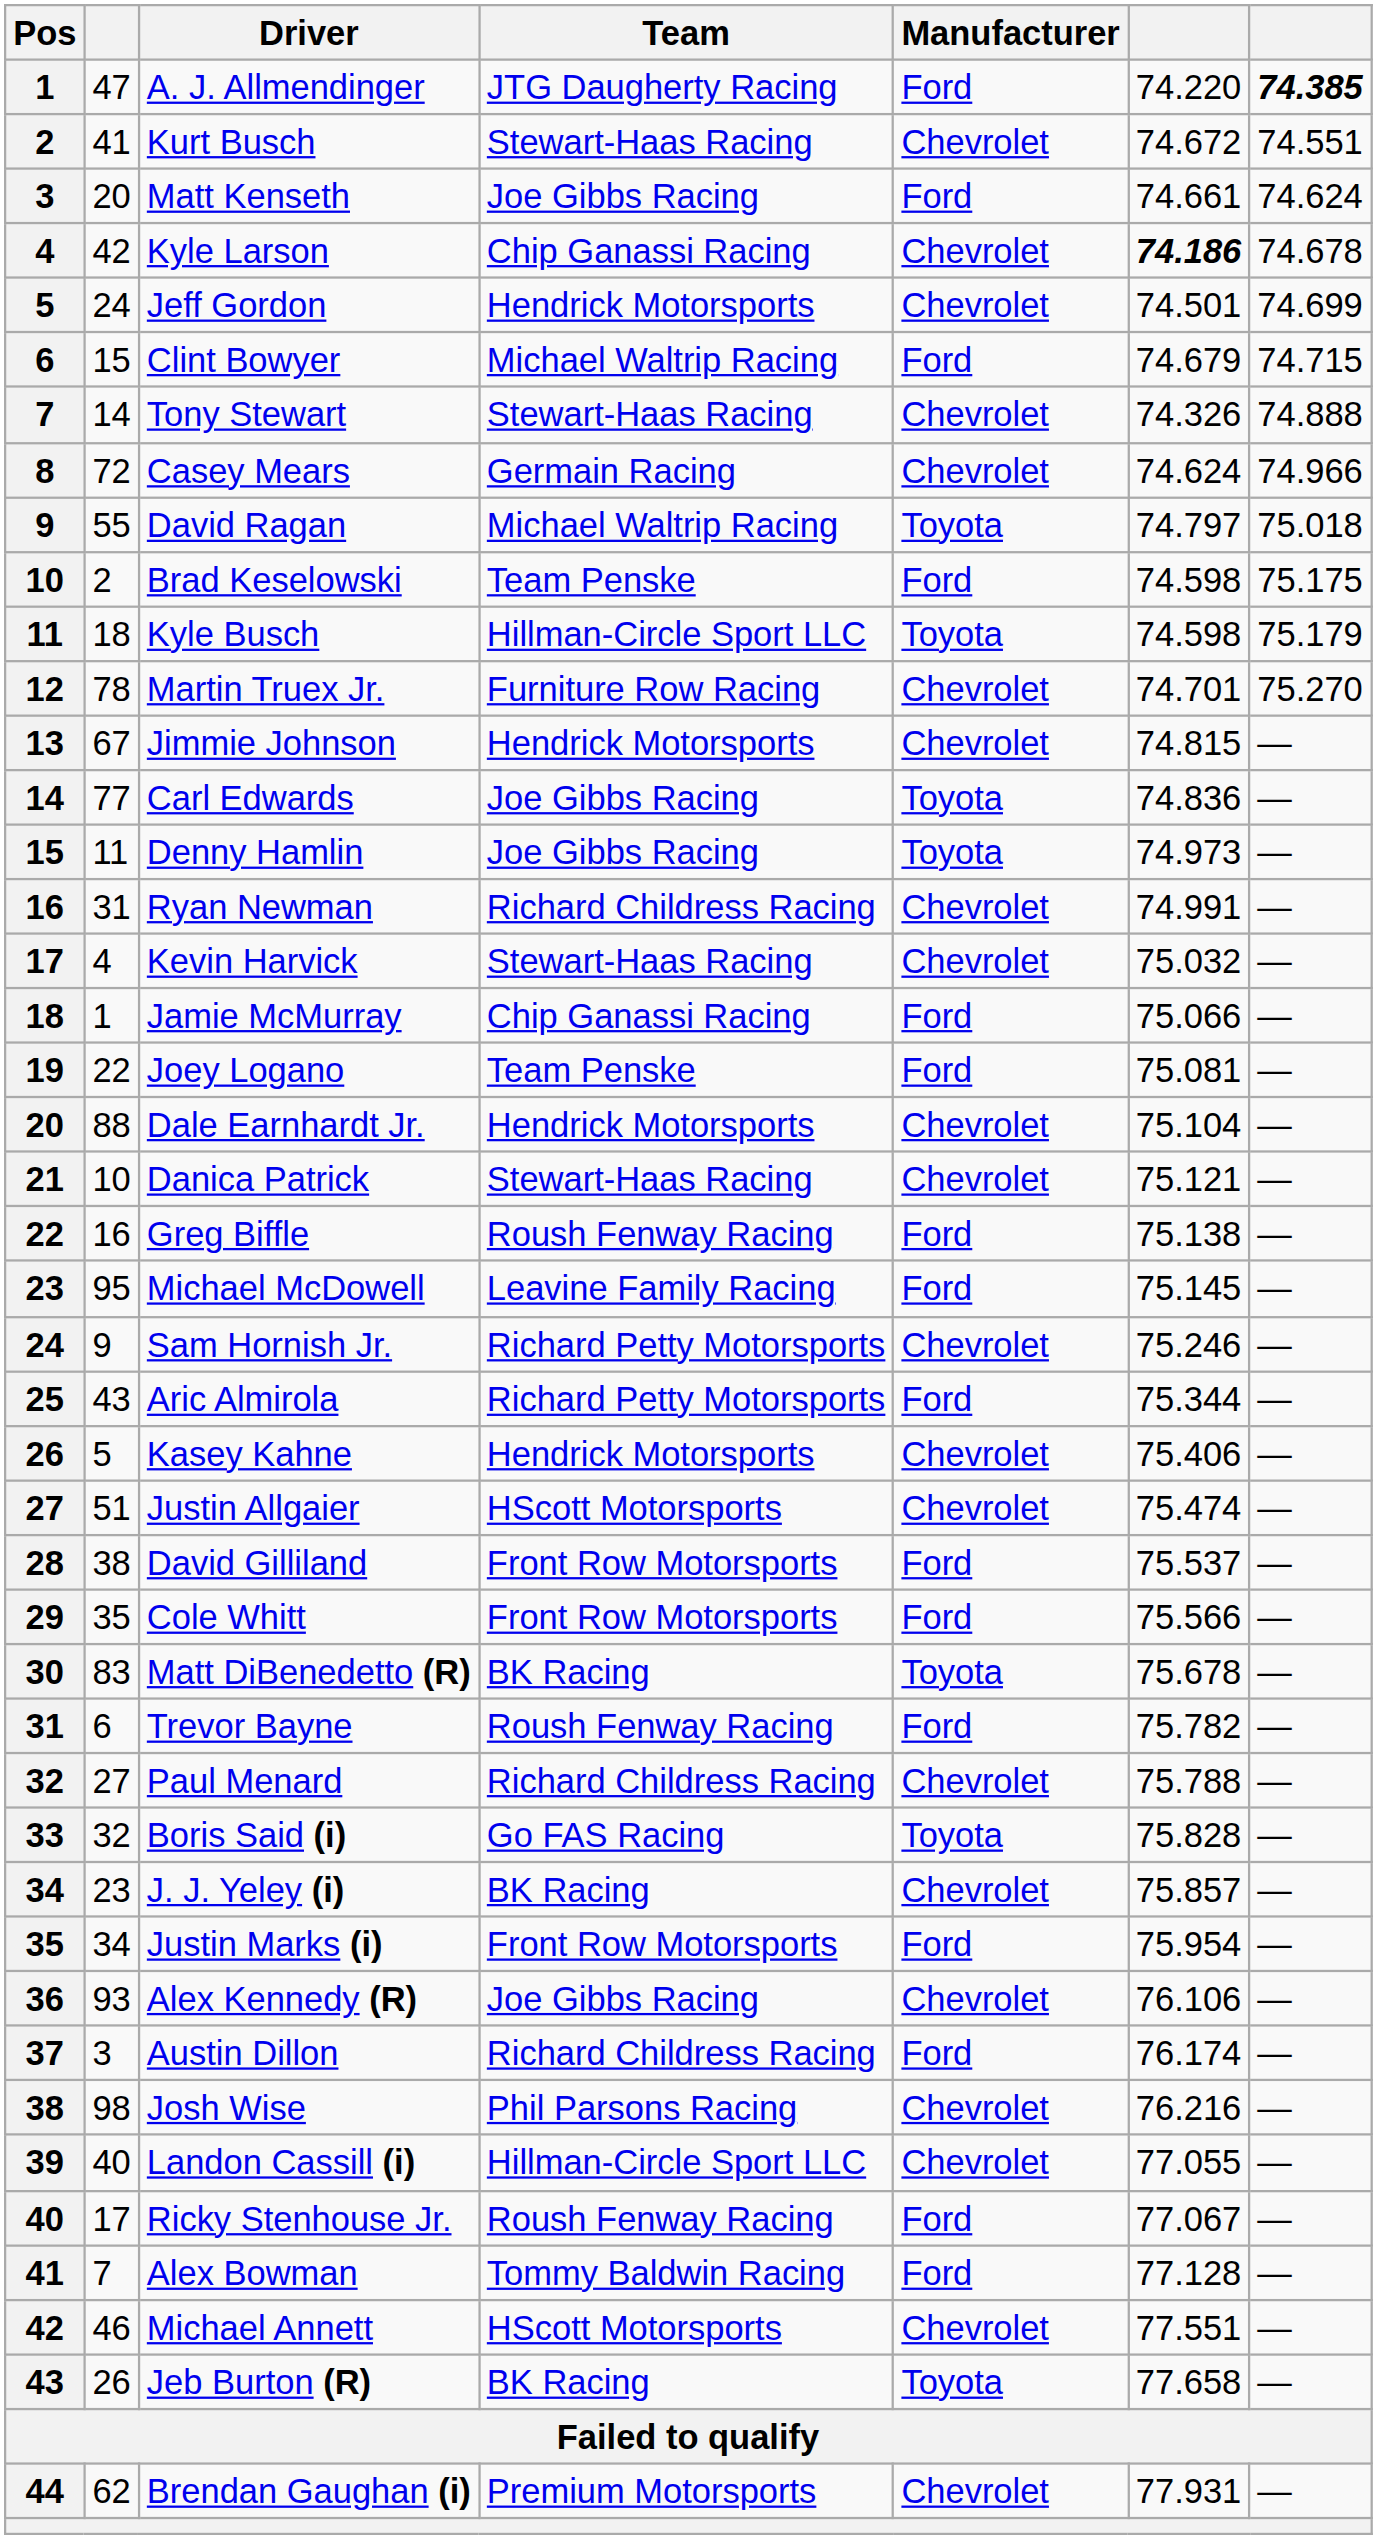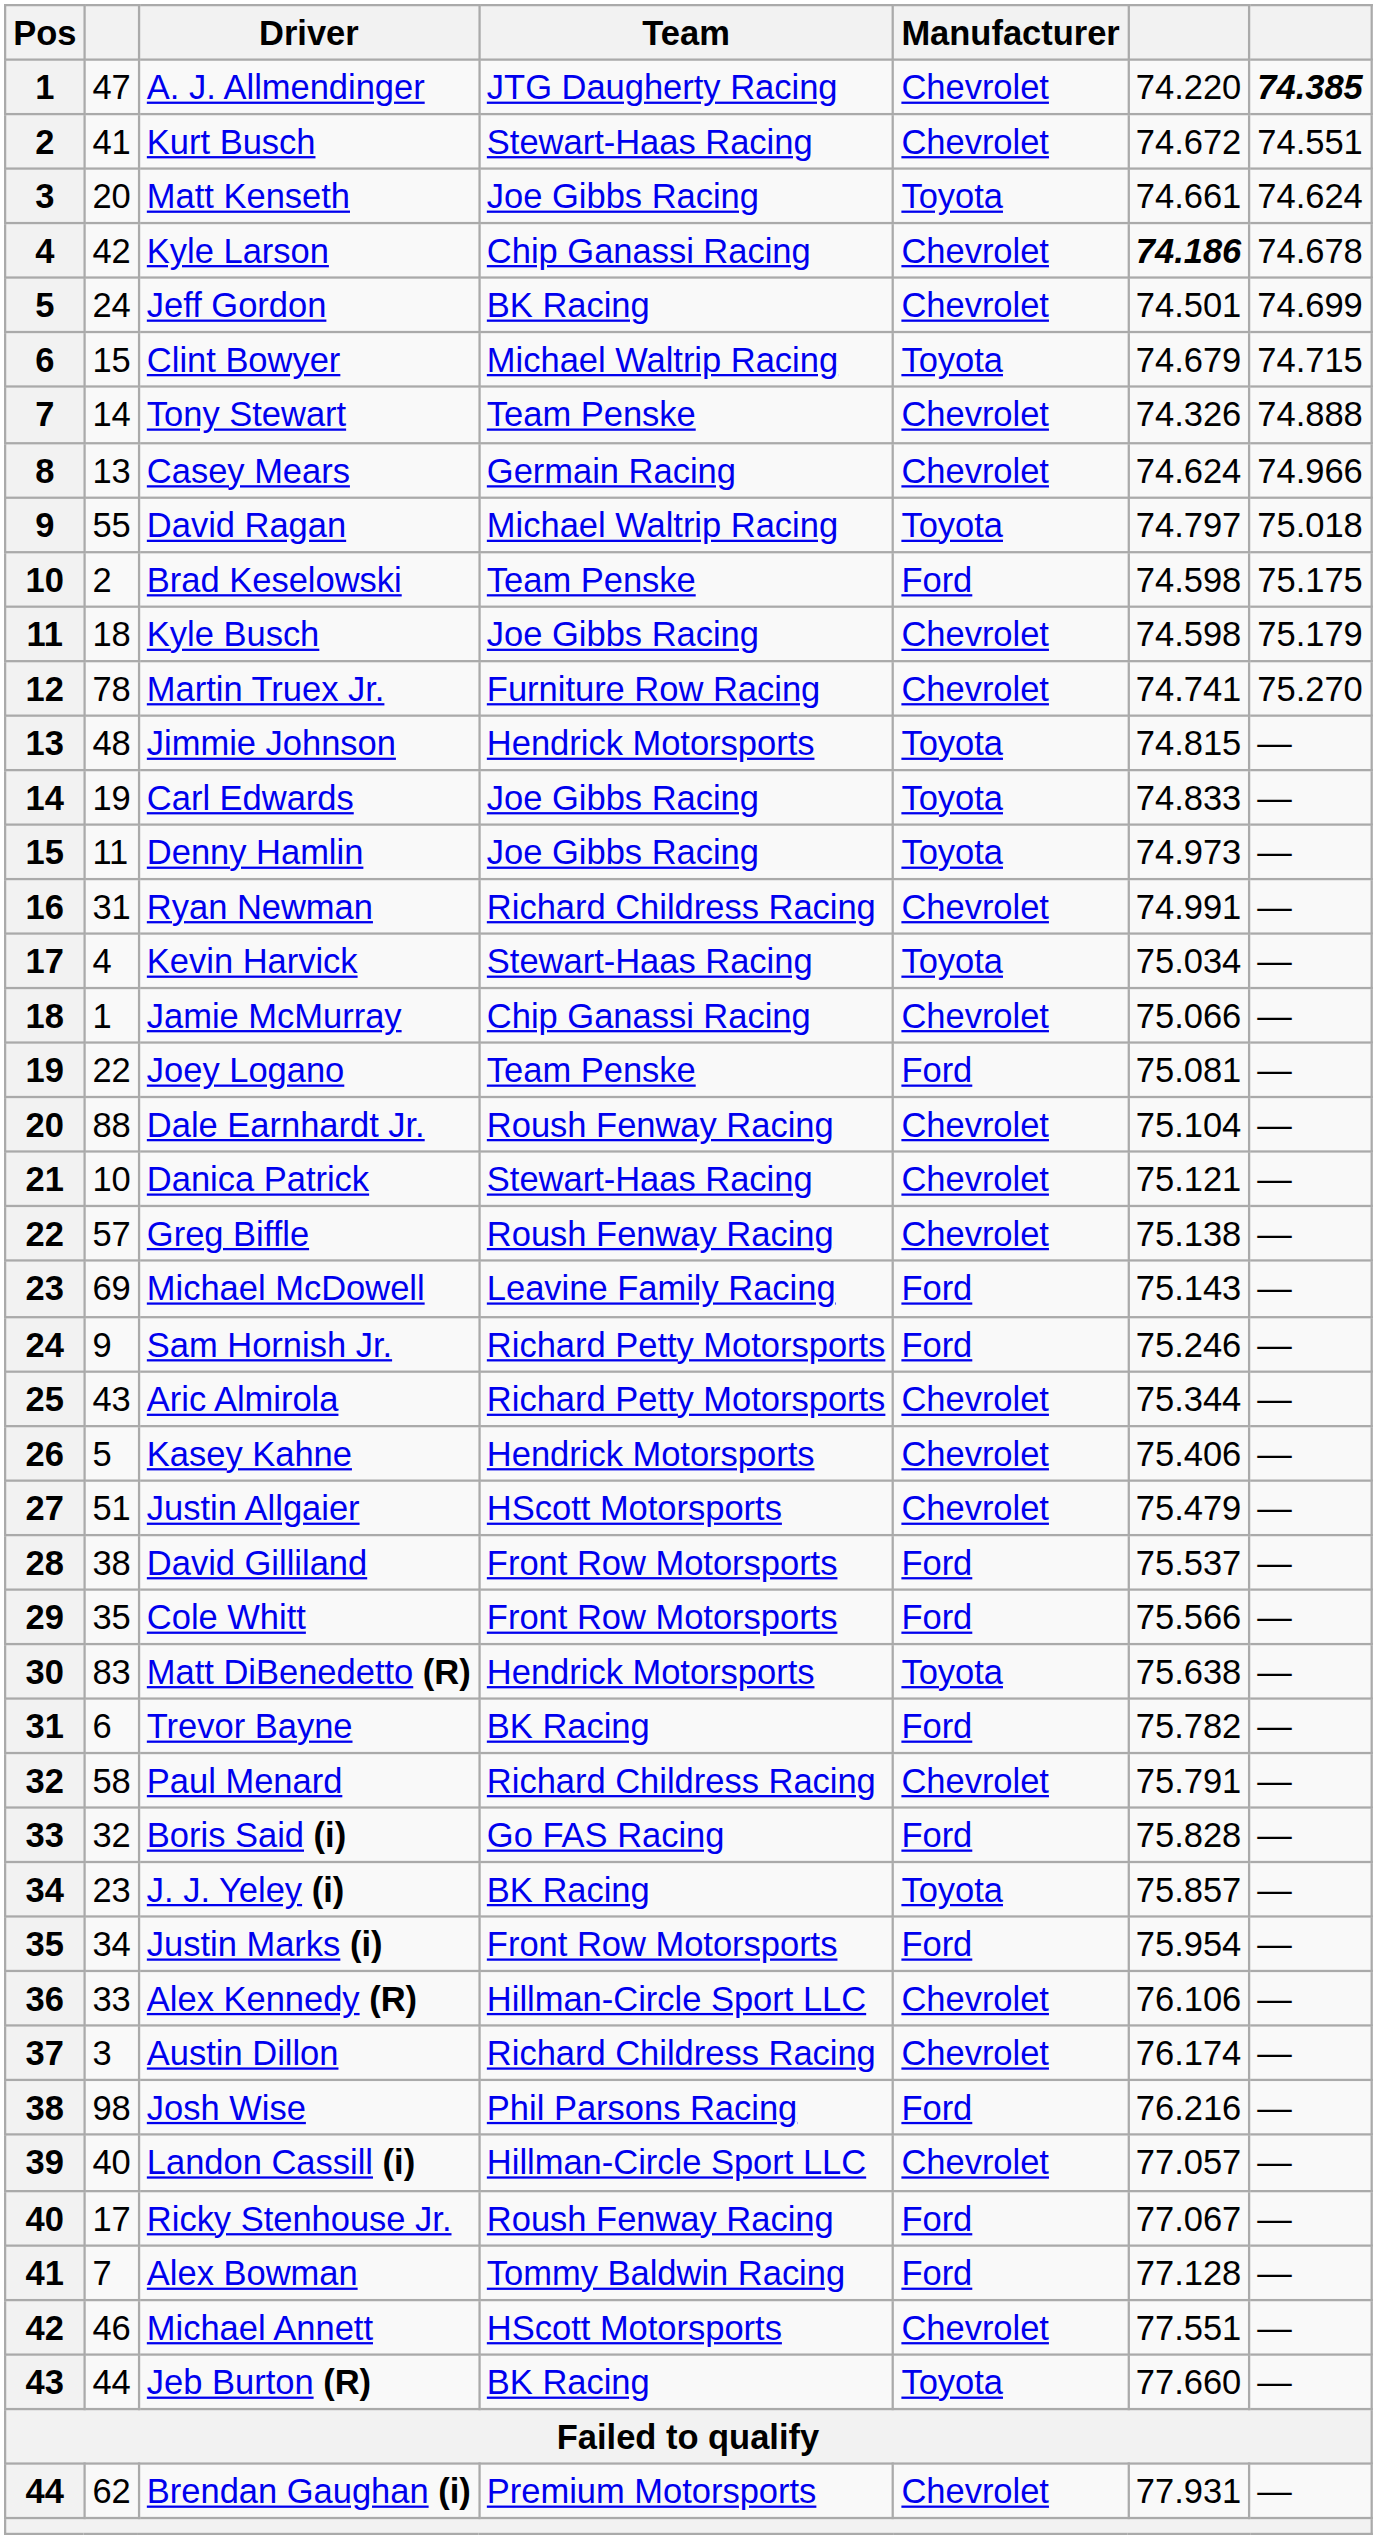(937, 87) Ford -> (975, 87) Chevrolet
(937, 196) Ford -> (952, 196) Toyota
(651, 306) Hendrick Motorsports -> (568, 306) BK Racing
(937, 360) Ford -> (952, 360) Toyota
(650, 415) Stewart-Haas Racing -> (591, 415) Team Penske
(112, 470) 72 -> (112, 470) 13
(677, 633) Hillman-Circle Sport LLC -> (623, 633) Joe Gibbs Racing
(952, 633) Toyota -> (975, 633) Chevrolet
(1189, 688) 74.701 -> (1189, 688) 74.741
(112, 743) 67 -> (112, 743) 48
(975, 743) Chevrolet -> (952, 743) Toyota
(112, 797) 77 -> (112, 797) 19
(1189, 797) 74.836 -> (1189, 797) 74.833
(975, 961) Chevrolet -> (952, 961) Toyota
(1189, 961) 75.032 -> (1189, 961) 75.034
(937, 1016) Ford -> (975, 1016) Chevrolet
(651, 1125) Hendrick Motorsports -> (660, 1125) Roush Fenway Racing
(112, 1234) 16 -> (112, 1234) 57
(937, 1234) Ford -> (975, 1234) Chevrolet
(112, 1289) 95 -> (112, 1289) 69
(1189, 1289) 75.145 -> (1189, 1289) 75.143
(975, 1344) Chevrolet -> (937, 1344) Ford
(937, 1398) Ford -> (975, 1398) Chevrolet
(1189, 1507) 75.474 -> (1189, 1507) 75.479
(568, 1671) BK Racing -> (651, 1671) Hendrick Motorsports
(1189, 1671) 75.678 -> (1189, 1671) 75.638
(660, 1726) Roush Fenway Racing -> (568, 1726) BK Racing
(112, 1781) 27 -> (112, 1781) 58
(1189, 1781) 75.788 -> (1189, 1781) 75.791
(952, 1835) Toyota -> (937, 1835) Ford
(975, 1890) Chevrolet -> (952, 1890) Toyota
(112, 1999) 93 -> (112, 1999) 33
(623, 1999) Joe Gibbs Racing -> (677, 1999) Hillman-Circle Sport LLC
(937, 2054) Ford -> (975, 2054) Chevrolet
(975, 2108) Chevrolet -> (937, 2108) Ford
(1189, 2163) 77.055 -> (1189, 2163) 77.057
(112, 2381) 26 -> (112, 2381) 44
(1189, 2381) 77.658 -> (1189, 2381) 77.660
